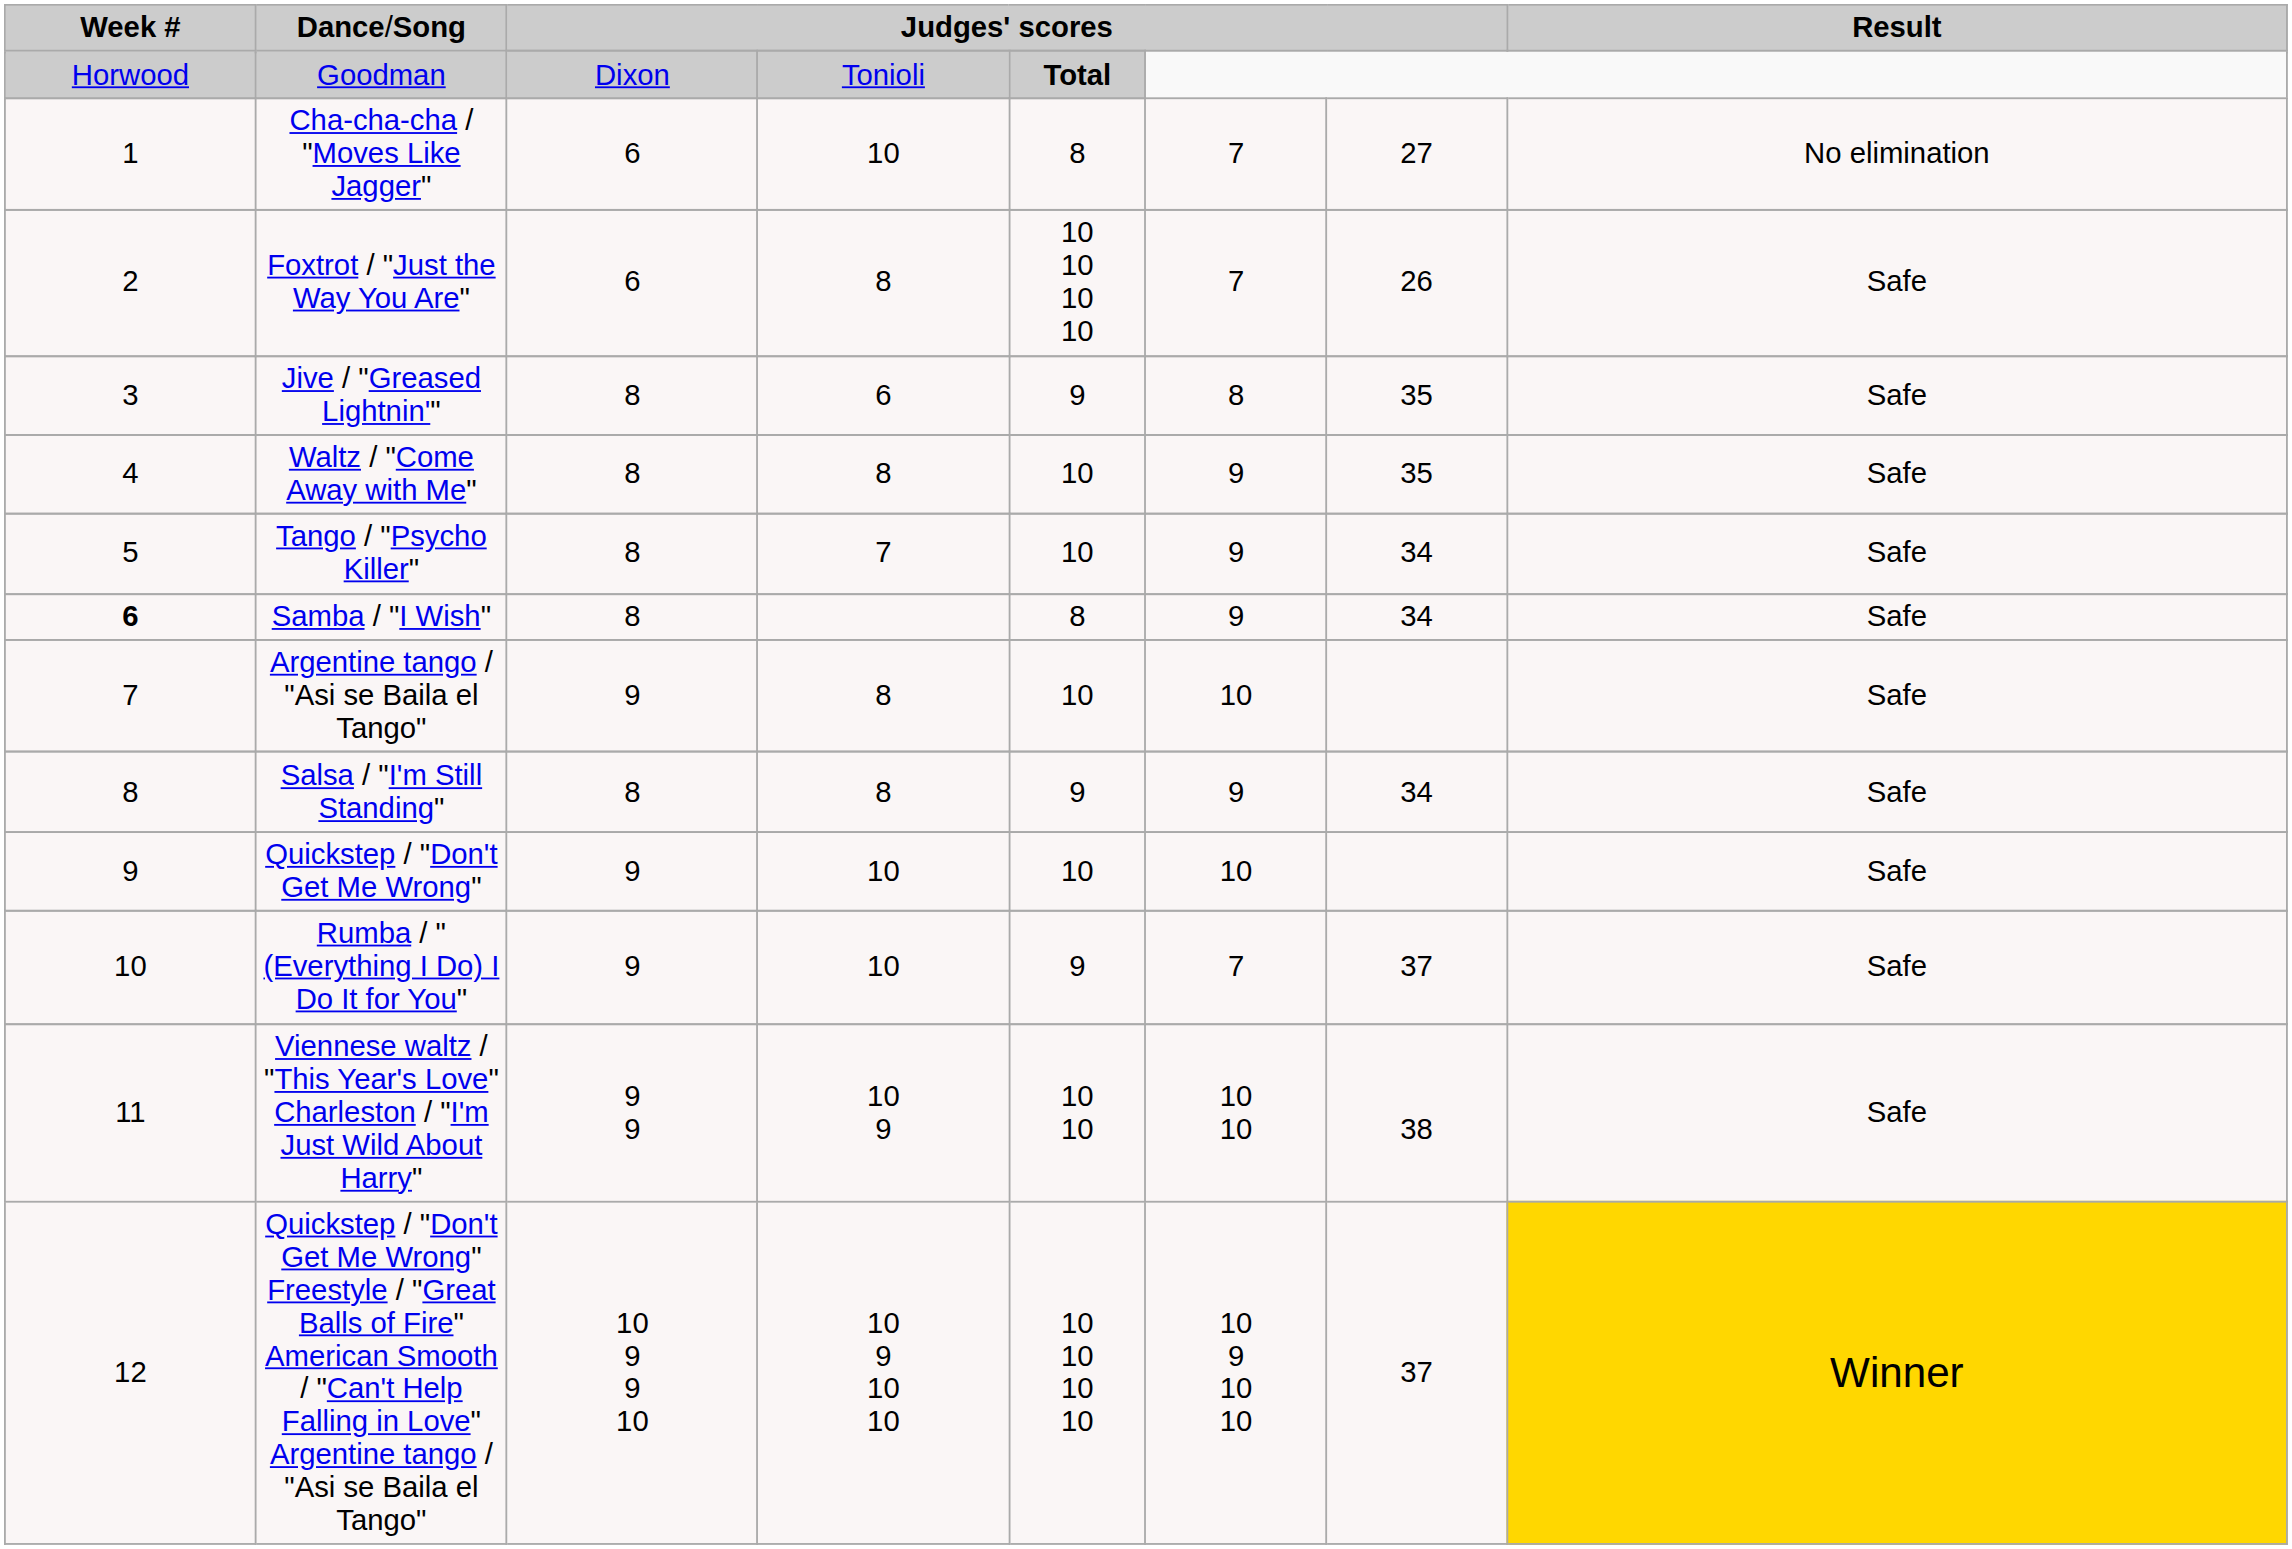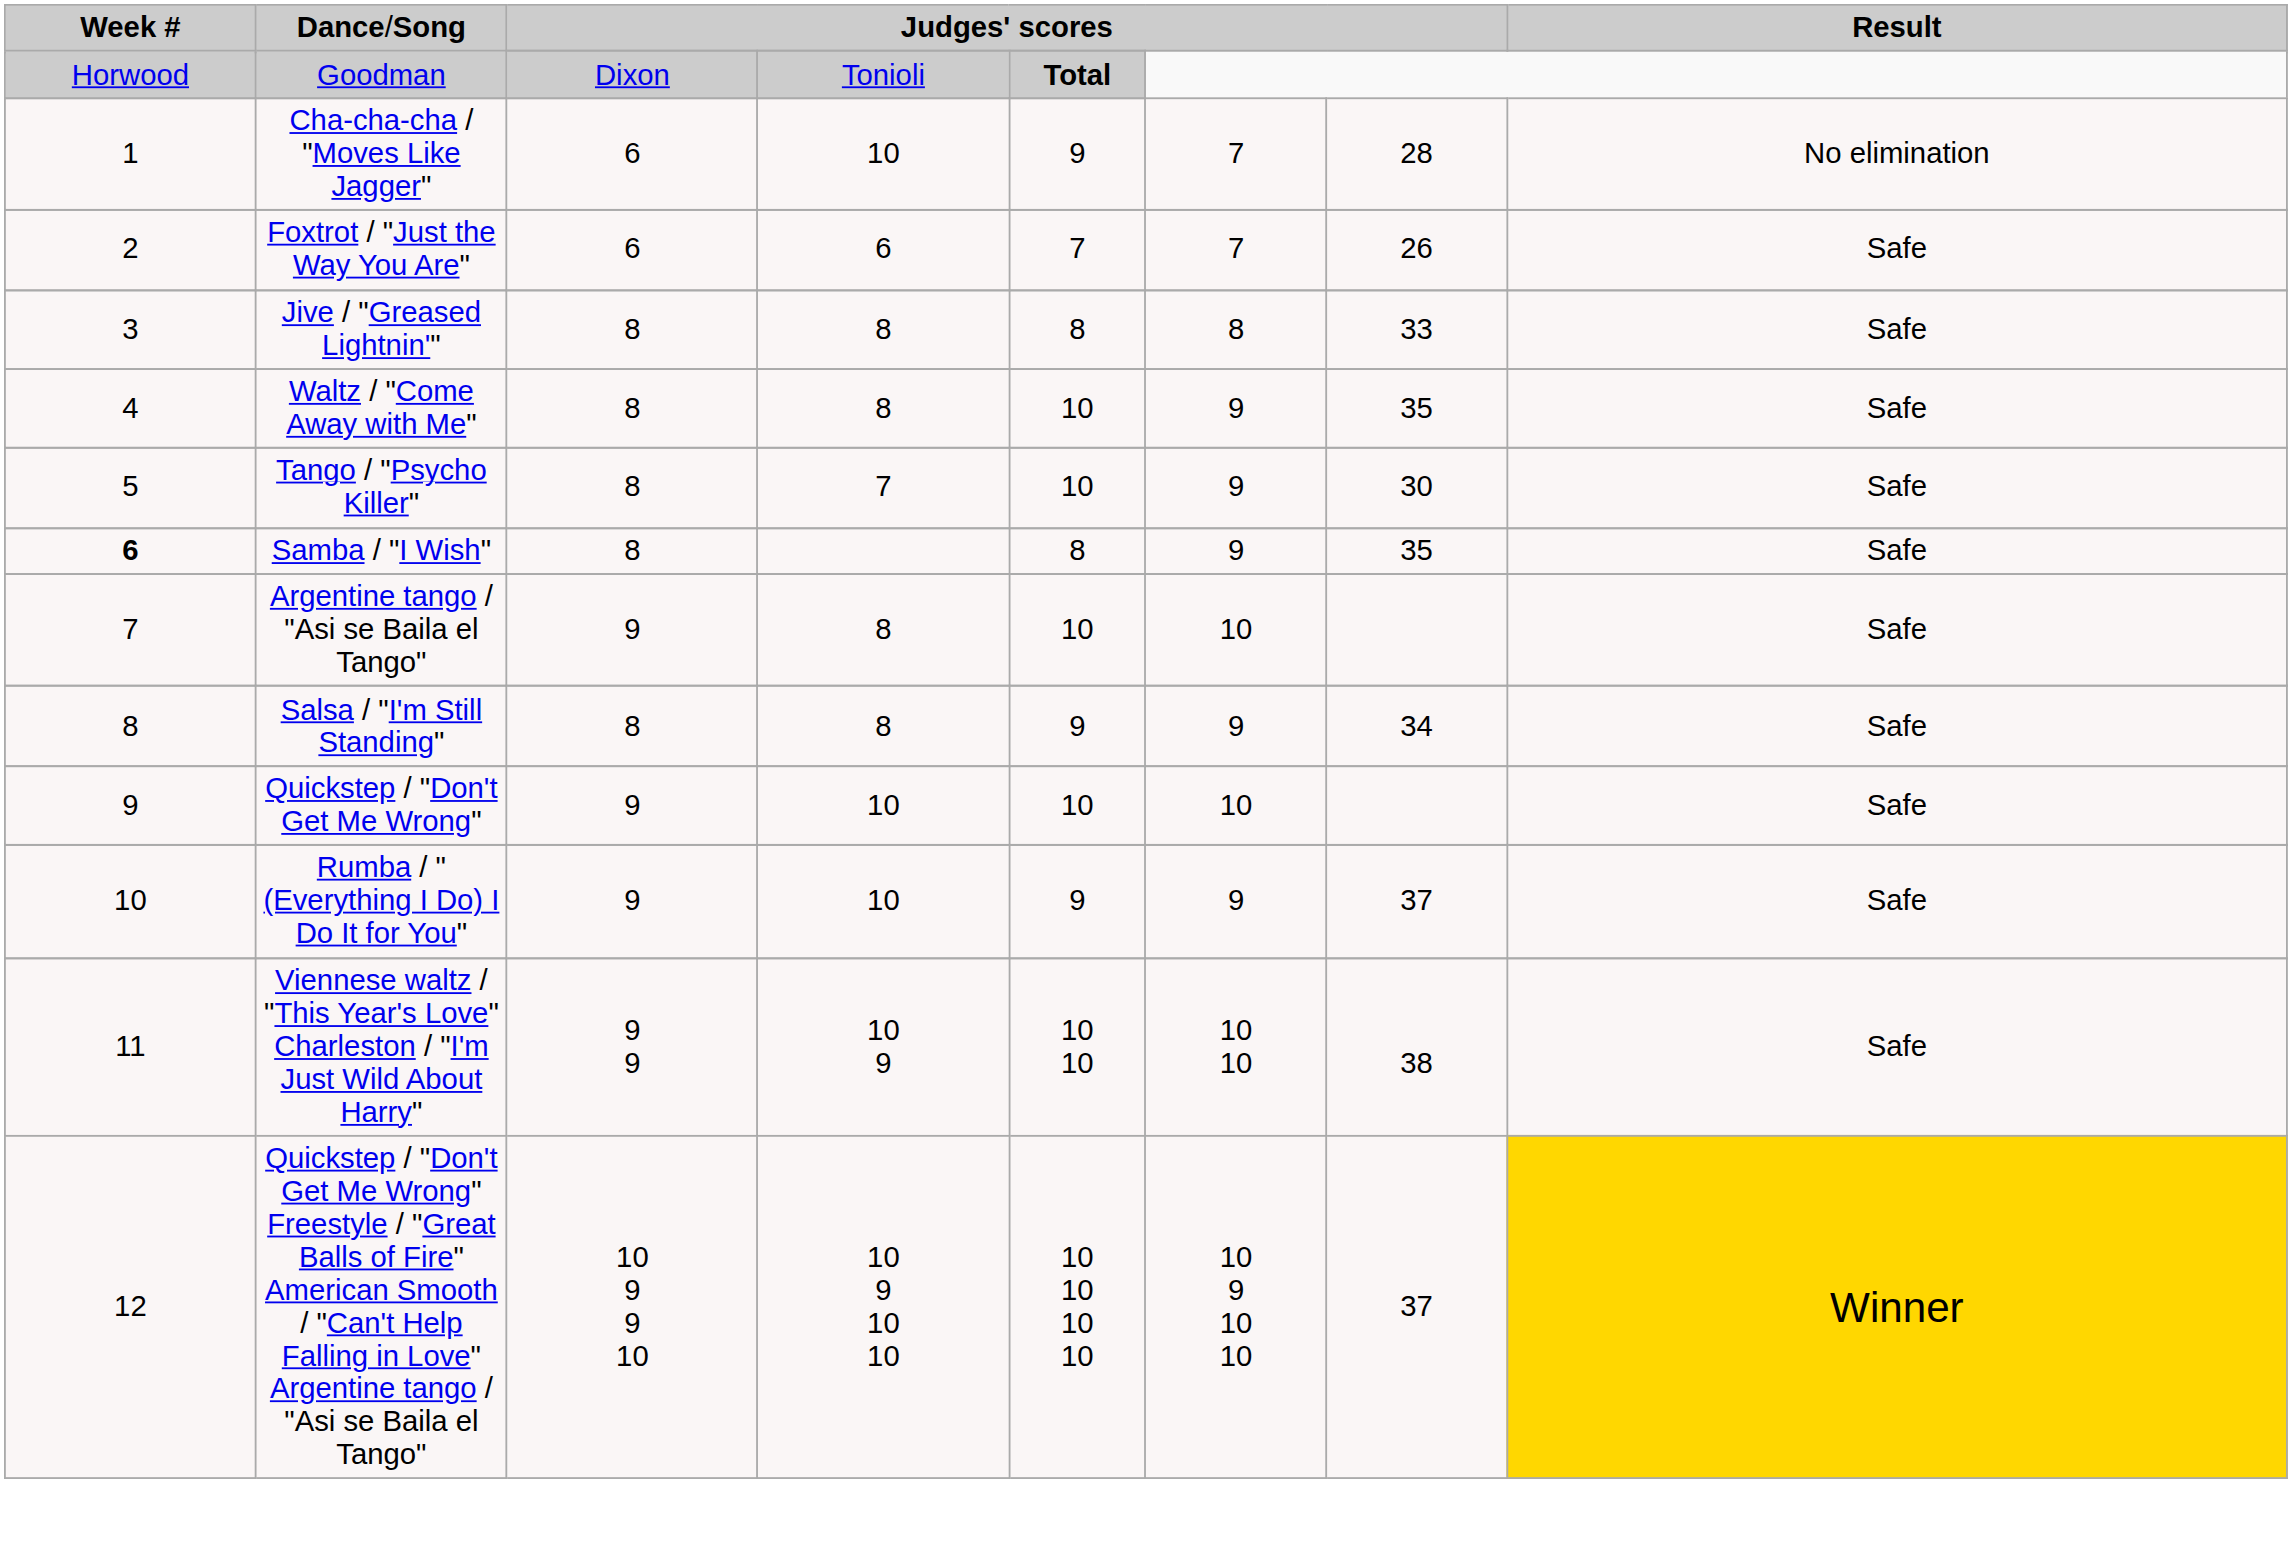(1077, 153) 8 -> (1077, 153) 9
(1417, 153) 27 -> (1417, 153) 28
(883, 282) 8 -> (883, 249) 6
(1077, 282) 10 10 10 10 -> (1077, 249) 7
(883, 394) 6 -> (883, 328) 8
(1077, 394) 9 -> (1077, 328) 8
(1417, 394) 35 -> (1417, 328) 33
(1417, 553) 34 -> (1417, 487) 30
(1417, 616) 34 -> (1417, 550) 35
(1236, 966) 7 -> (1236, 900) 9
